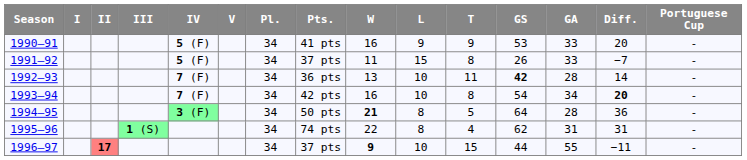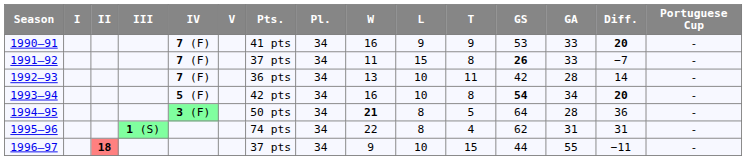columns swapped: (321, 19) <-> (271, 19)
(193, 43) 5 (F) -> (193, 43) 7 (F)
(621, 43) normal -> (621, 43) bold
(193, 60) 5 (F) -> (193, 60) 7 (F)
(521, 60) normal -> (521, 60) bold
(521, 78) bold -> (521, 78) normal
(193, 95) 7 (F) -> (193, 95) 5 (F)
(521, 95) normal -> (521, 95) bold
(105, 147) 17 -> (105, 147) 18
(371, 147) bold -> (371, 147) normal
